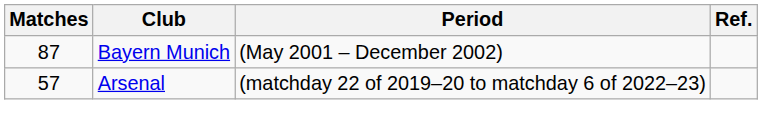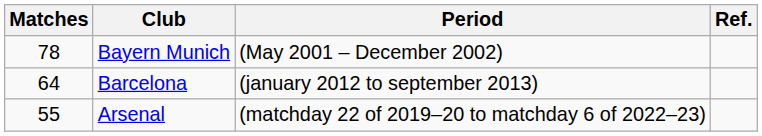(49, 51) 87 -> (49, 51) 78
+ row: (142, 83)
(49, 83) 57 -> (49, 114) 55
